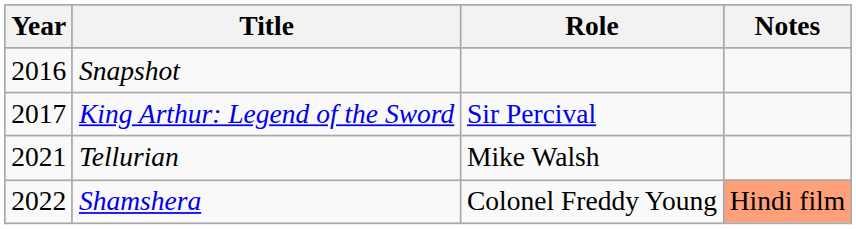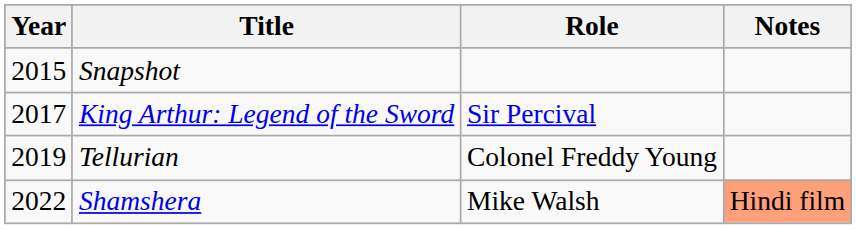(39, 69) 2016 -> (39, 69) 2015
(39, 157) 2021 -> (39, 157) 2019
(533, 157) Mike Walsh -> (592, 157) Colonel Freddy Young
(592, 200) Colonel Freddy Young -> (533, 200) Mike Walsh
